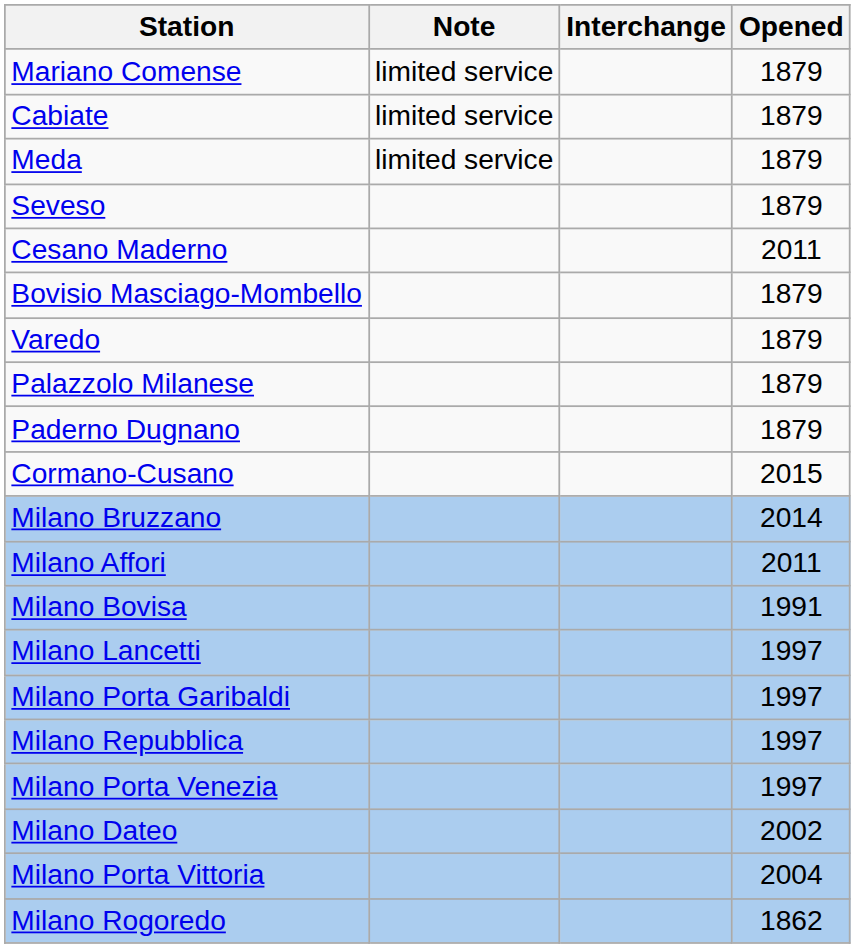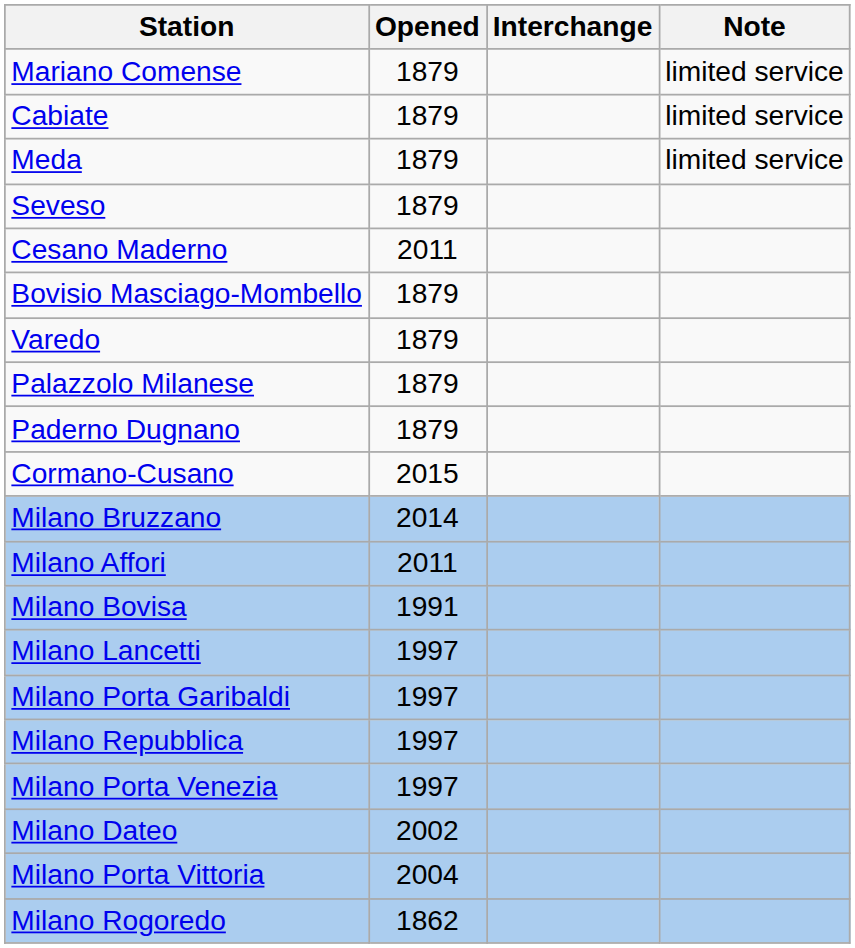columns swapped: (791, 26) <-> (464, 26)
